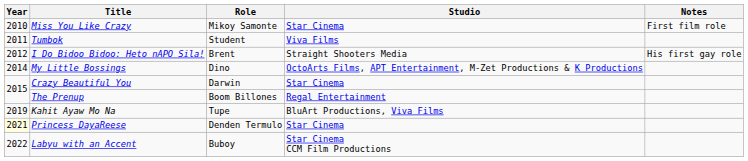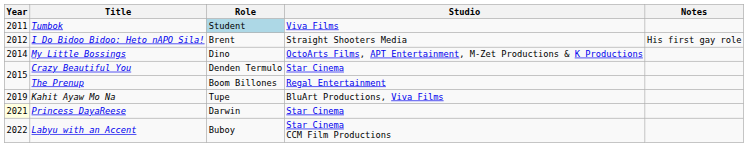- row: (81, 26)
(227, 40) no background -> (227, 26) lightblue background
(224, 82) Darwin -> (245, 68) Denden Termulo
(245, 125) Denden Termulo -> (224, 111) Darwin
